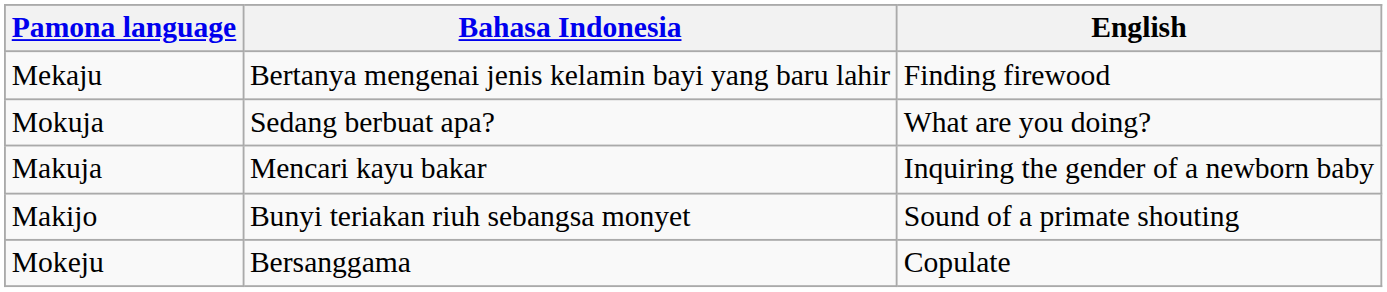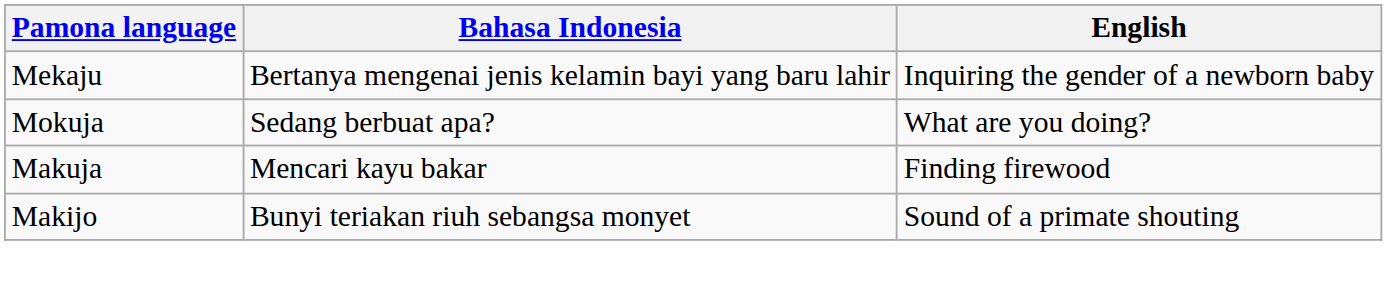(1007, 74) Finding firewood -> (1139, 74) Inquiring the gender of a newborn baby
(1139, 168) Inquiring the gender of a newborn baby -> (1007, 168) Finding firewood
- row: (58, 262)
